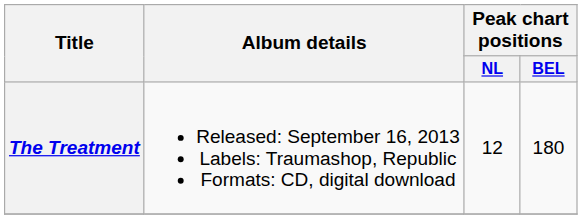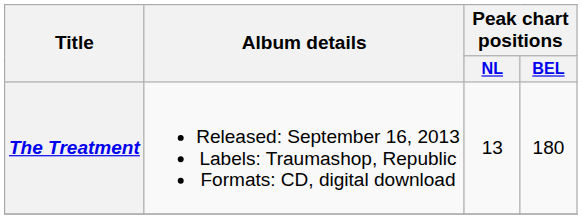(492, 147) 12 -> (492, 147) 13
